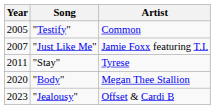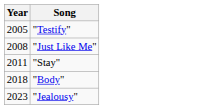- column: (155, 12)
(17, 46) 2007 -> (17, 46) 2008
(17, 79) 2020 -> (17, 79) 2018
